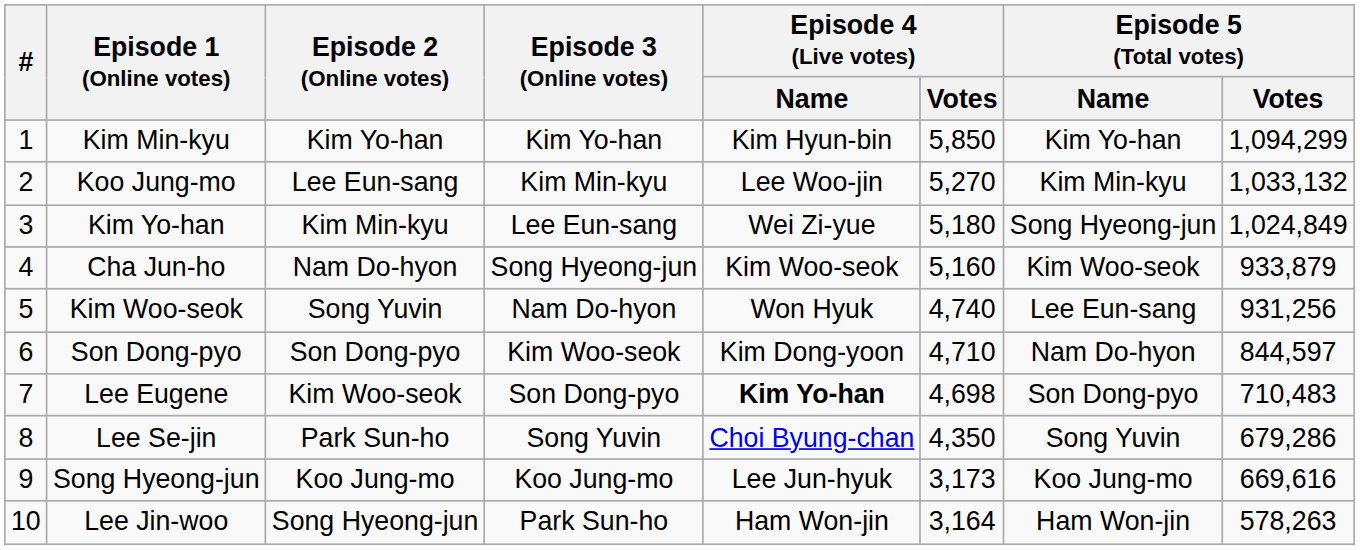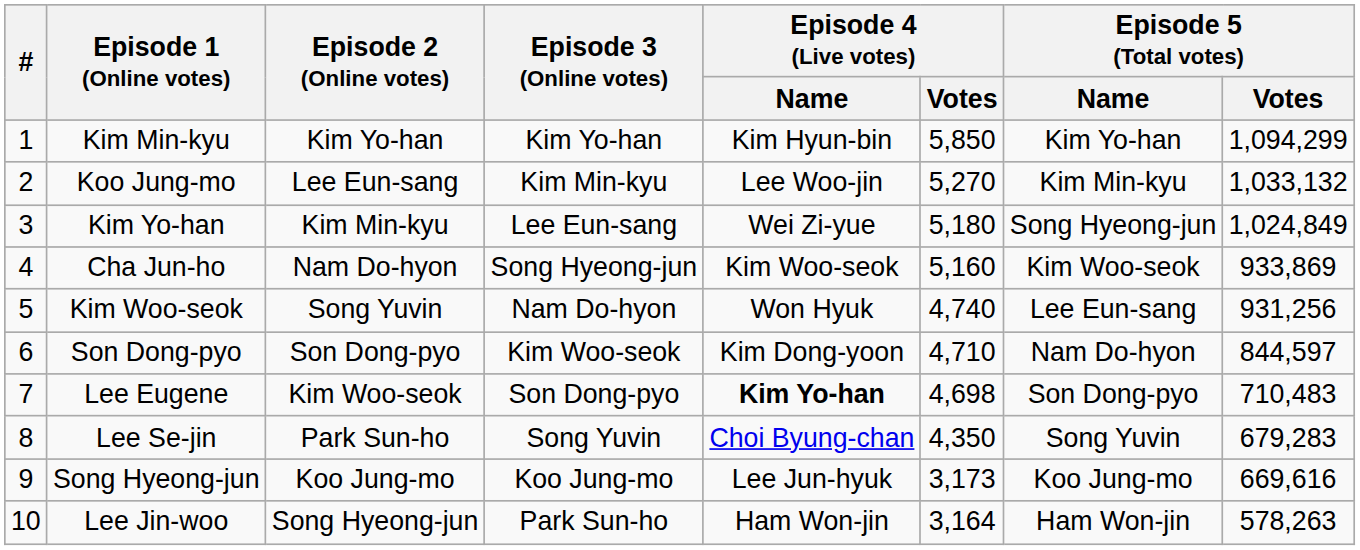(1288, 267) 933,879 -> (1288, 267) 933,869
(1288, 437) 679,286 -> (1288, 437) 679,283
